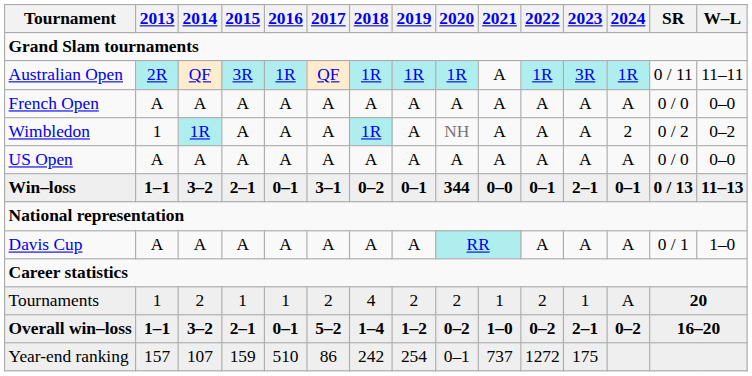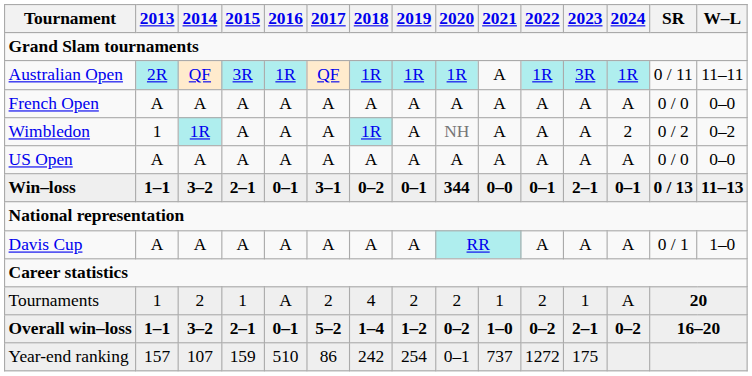(286, 300) 1 -> (286, 300) A
